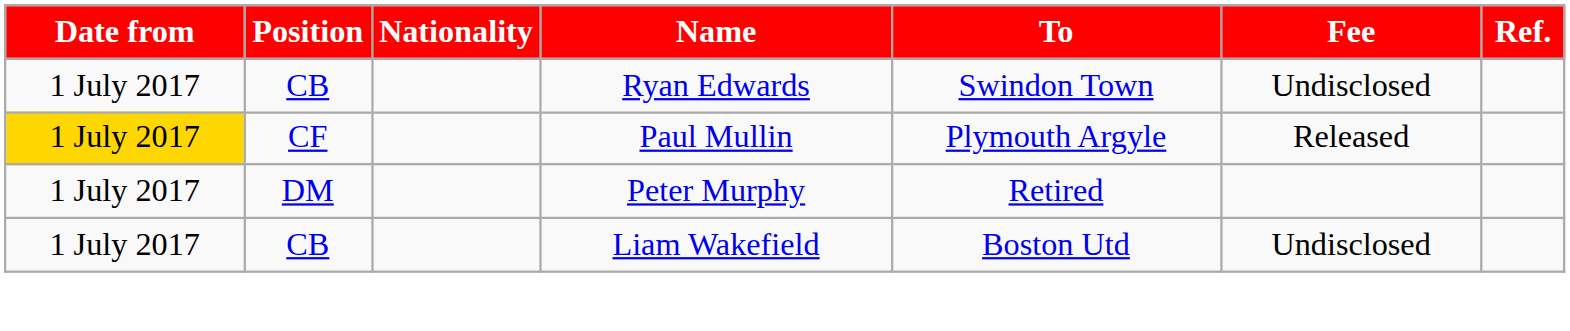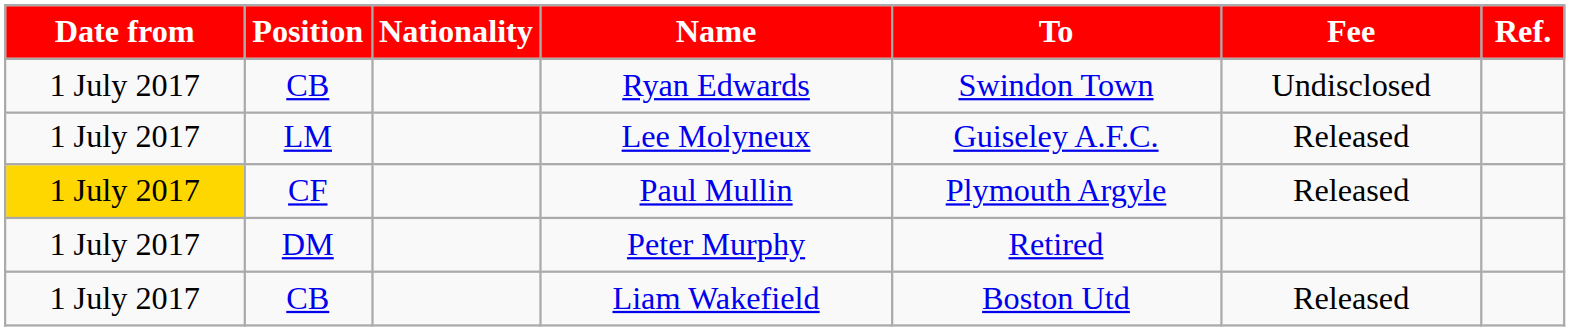+ row: (716, 137)
(1351, 244) Undisclosed -> (1351, 297) Released
